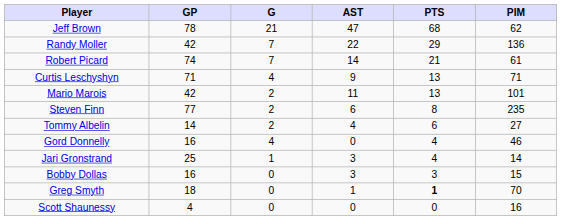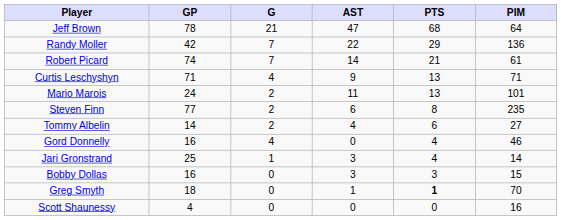(516, 28) 62 -> (516, 28) 64
(190, 93) 42 -> (190, 93) 24
